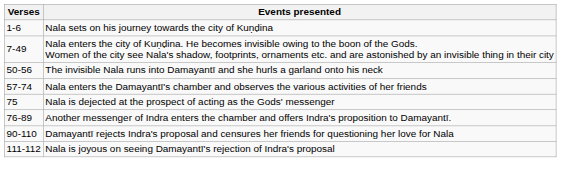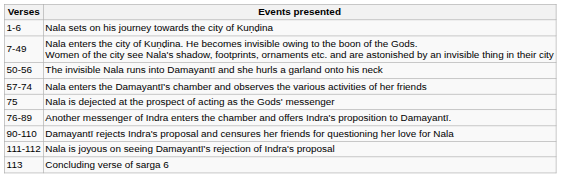+ row: (107, 165)
